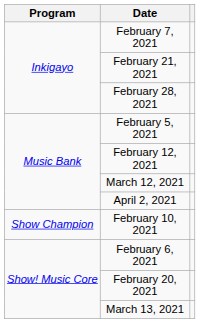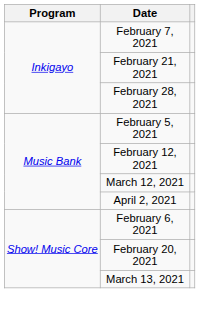- row: (145, 224)
